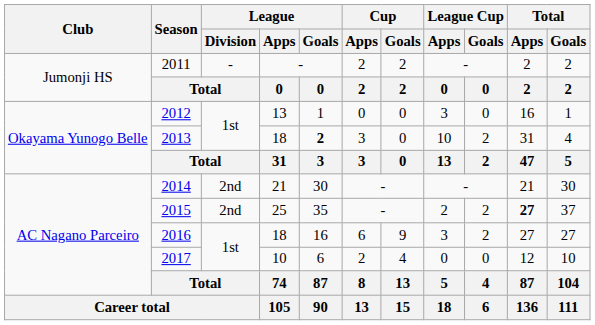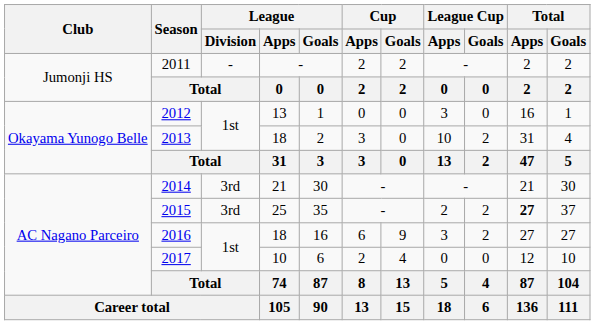(320, 138) bold -> (320, 138) normal
(230, 186) 2nd -> (230, 186) 3rd
(230, 210) 2nd -> (230, 210) 3rd
